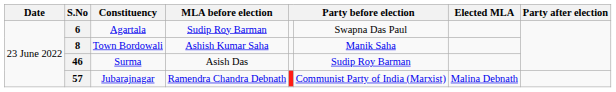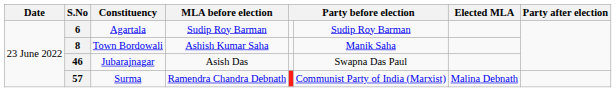(371, 29) Swapna Das Paul -> (371, 29) Sudip Roy Barman
(128, 62) Surma -> (128, 62) Jubarajnagar
(371, 62) Sudip Roy Barman -> (371, 62) Swapna Das Paul
(128, 78) Jubarajnagar -> (128, 78) Surma
